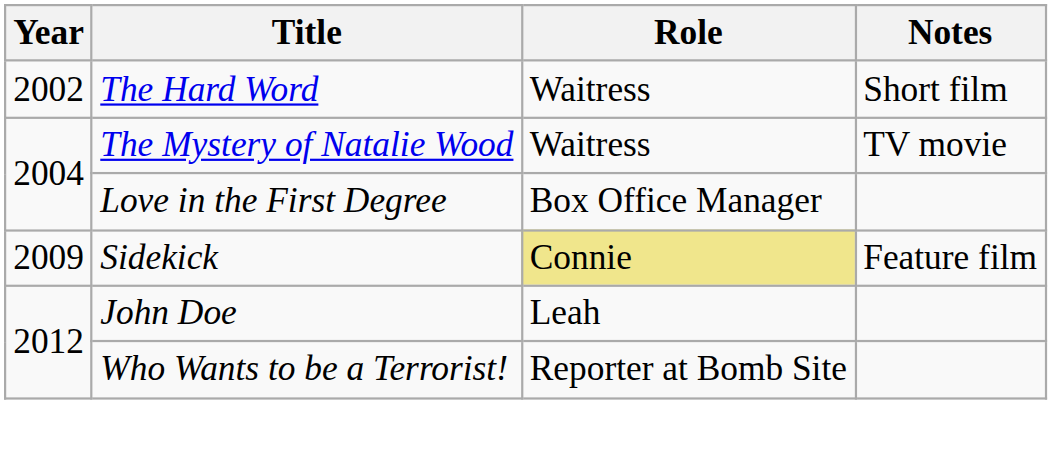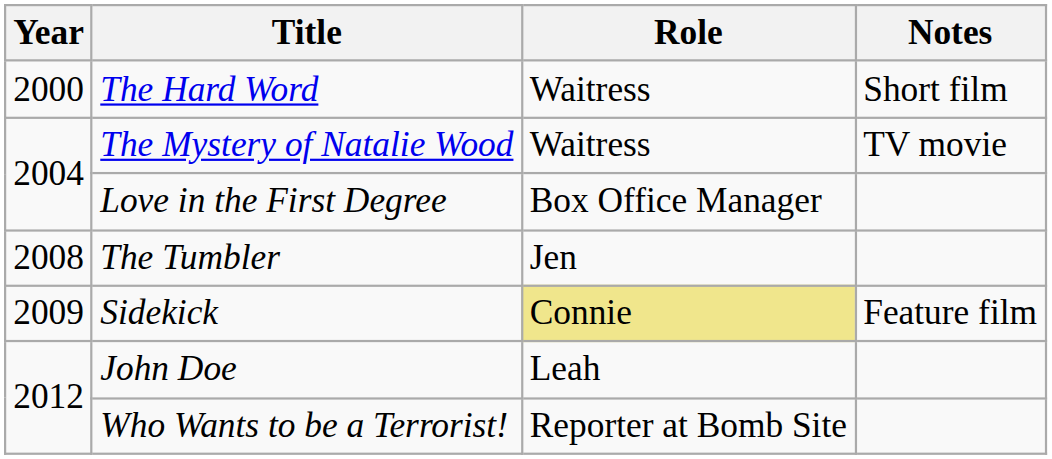(49, 88) 2002 -> (49, 88) 2000
+ row: (190, 256)
